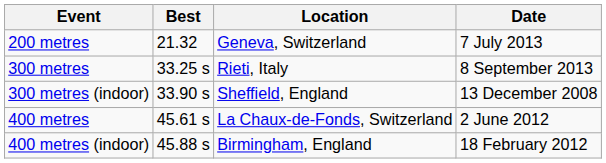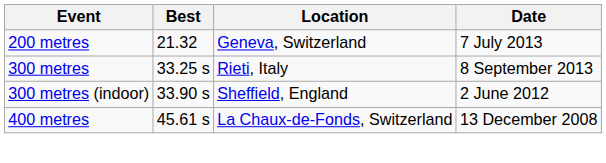(529, 94) 13 December 2008 -> (504, 94) 2 June 2012
(504, 119) 2 June 2012 -> (529, 119) 13 December 2008
- row: (79, 145)
